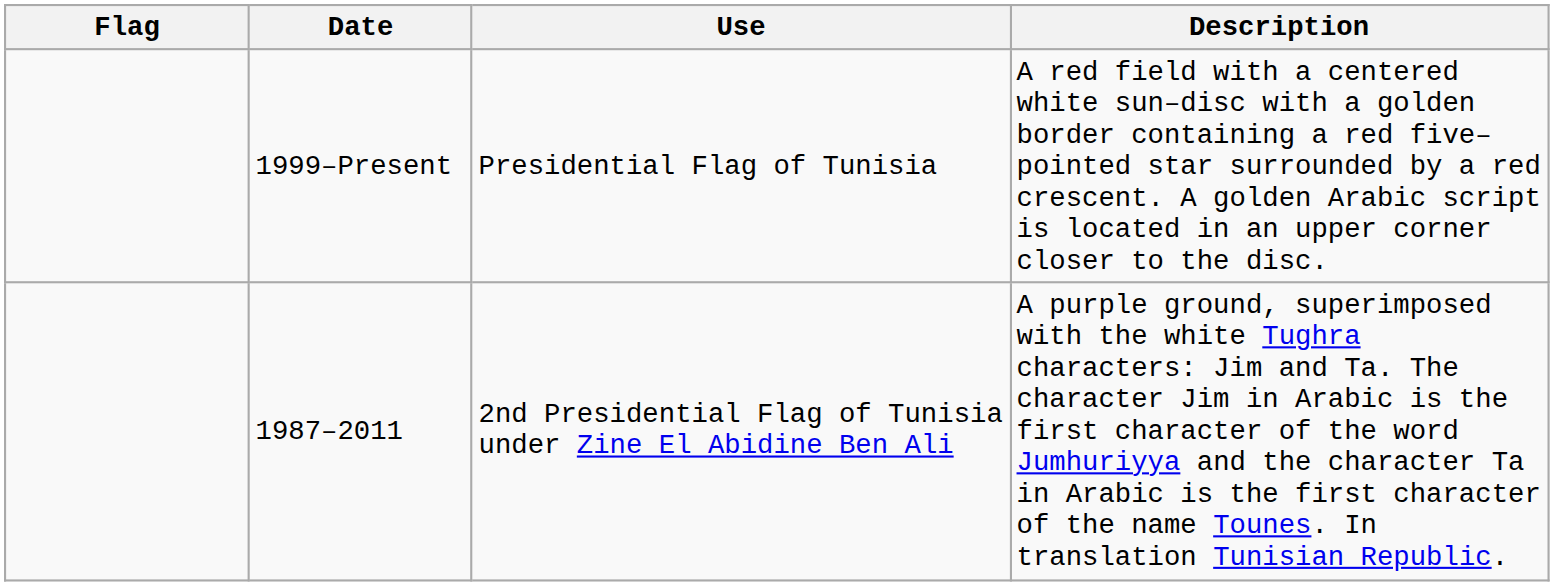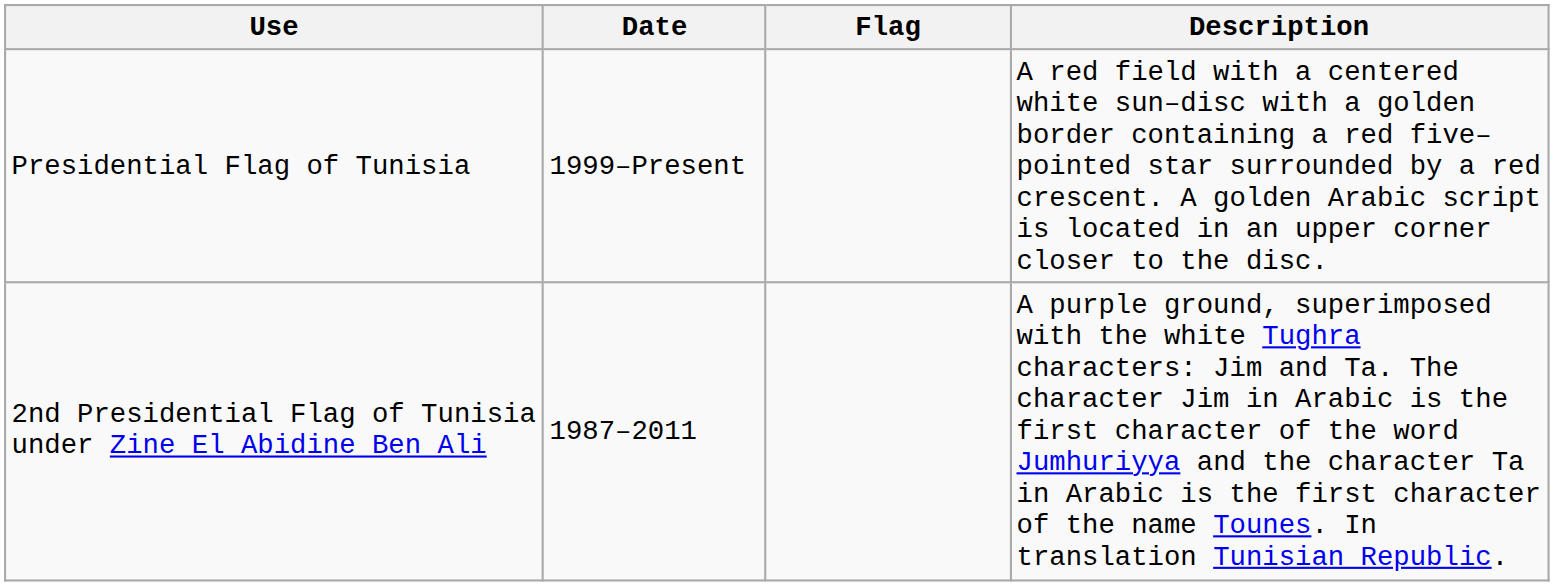columns swapped: (127, 27) <-> (741, 27)
